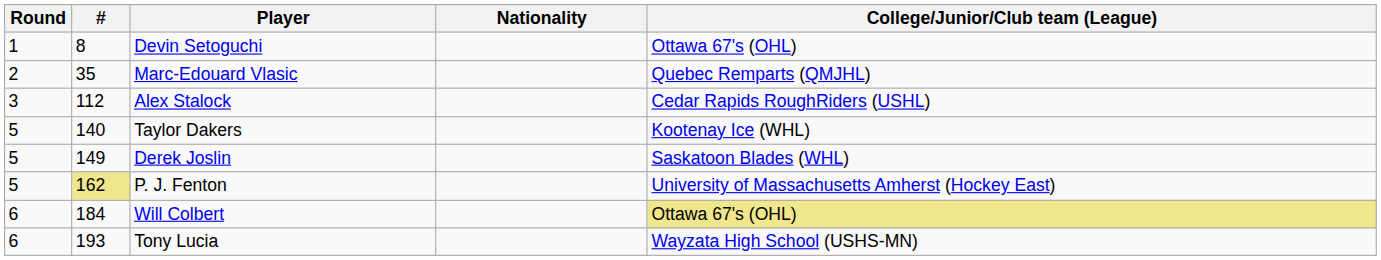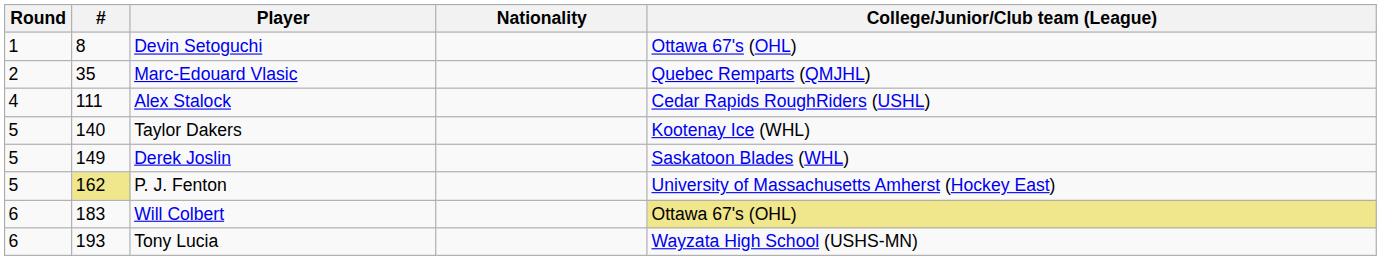(14, 102) 3 -> (14, 102) 4
(90, 102) 112 -> (89, 102) 111
(91, 213) 184 -> (91, 213) 183
